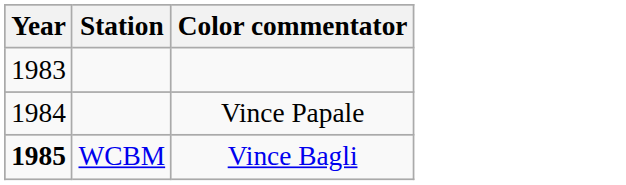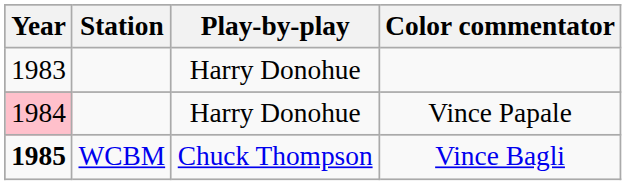+ column: (275, 26)
(39, 112) no background -> (39, 112) pink background
